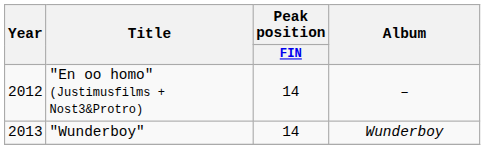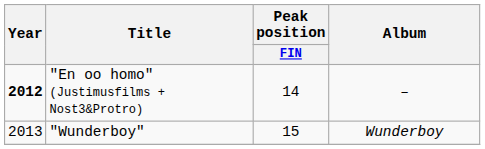(25, 92) normal -> (25, 92) bold
(291, 133) 14 -> (291, 133) 15
